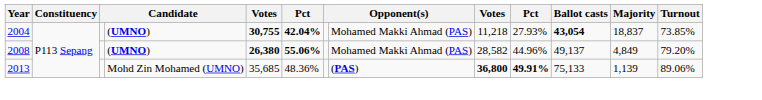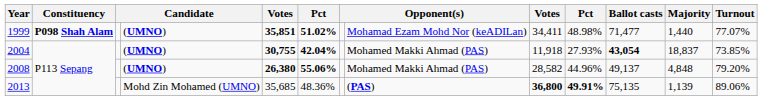+ row: (19, 31)
(492, 31) 11,218 -> (547, 50) 11,918
(625, 50) 4,849 -> (680, 68) 4,848
(569, 68) 75,133 -> (624, 86) 75,135
